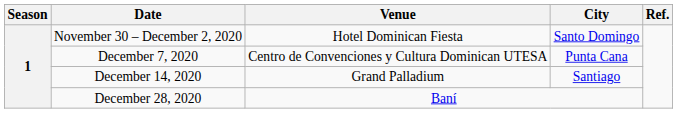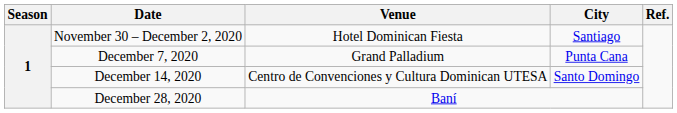(597, 36) Santo Domingo -> (597, 36) Santiago
(398, 56) Centro de Convenciones y Cultura Dominican UTESA -> (398, 56) Grand Palladium
(398, 77) Grand Palladium -> (398, 77) Centro de Convenciones y Cultura Dominican UTESA
(597, 77) Santiago -> (597, 77) Santo Domingo
